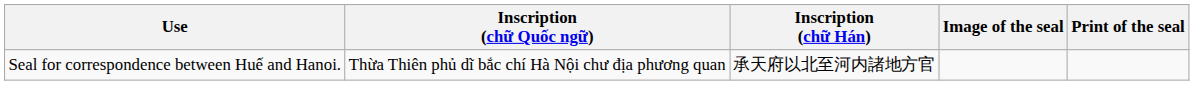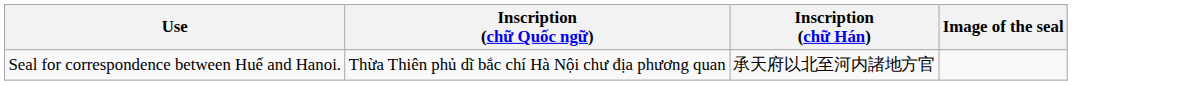- column: (1128, 27)
